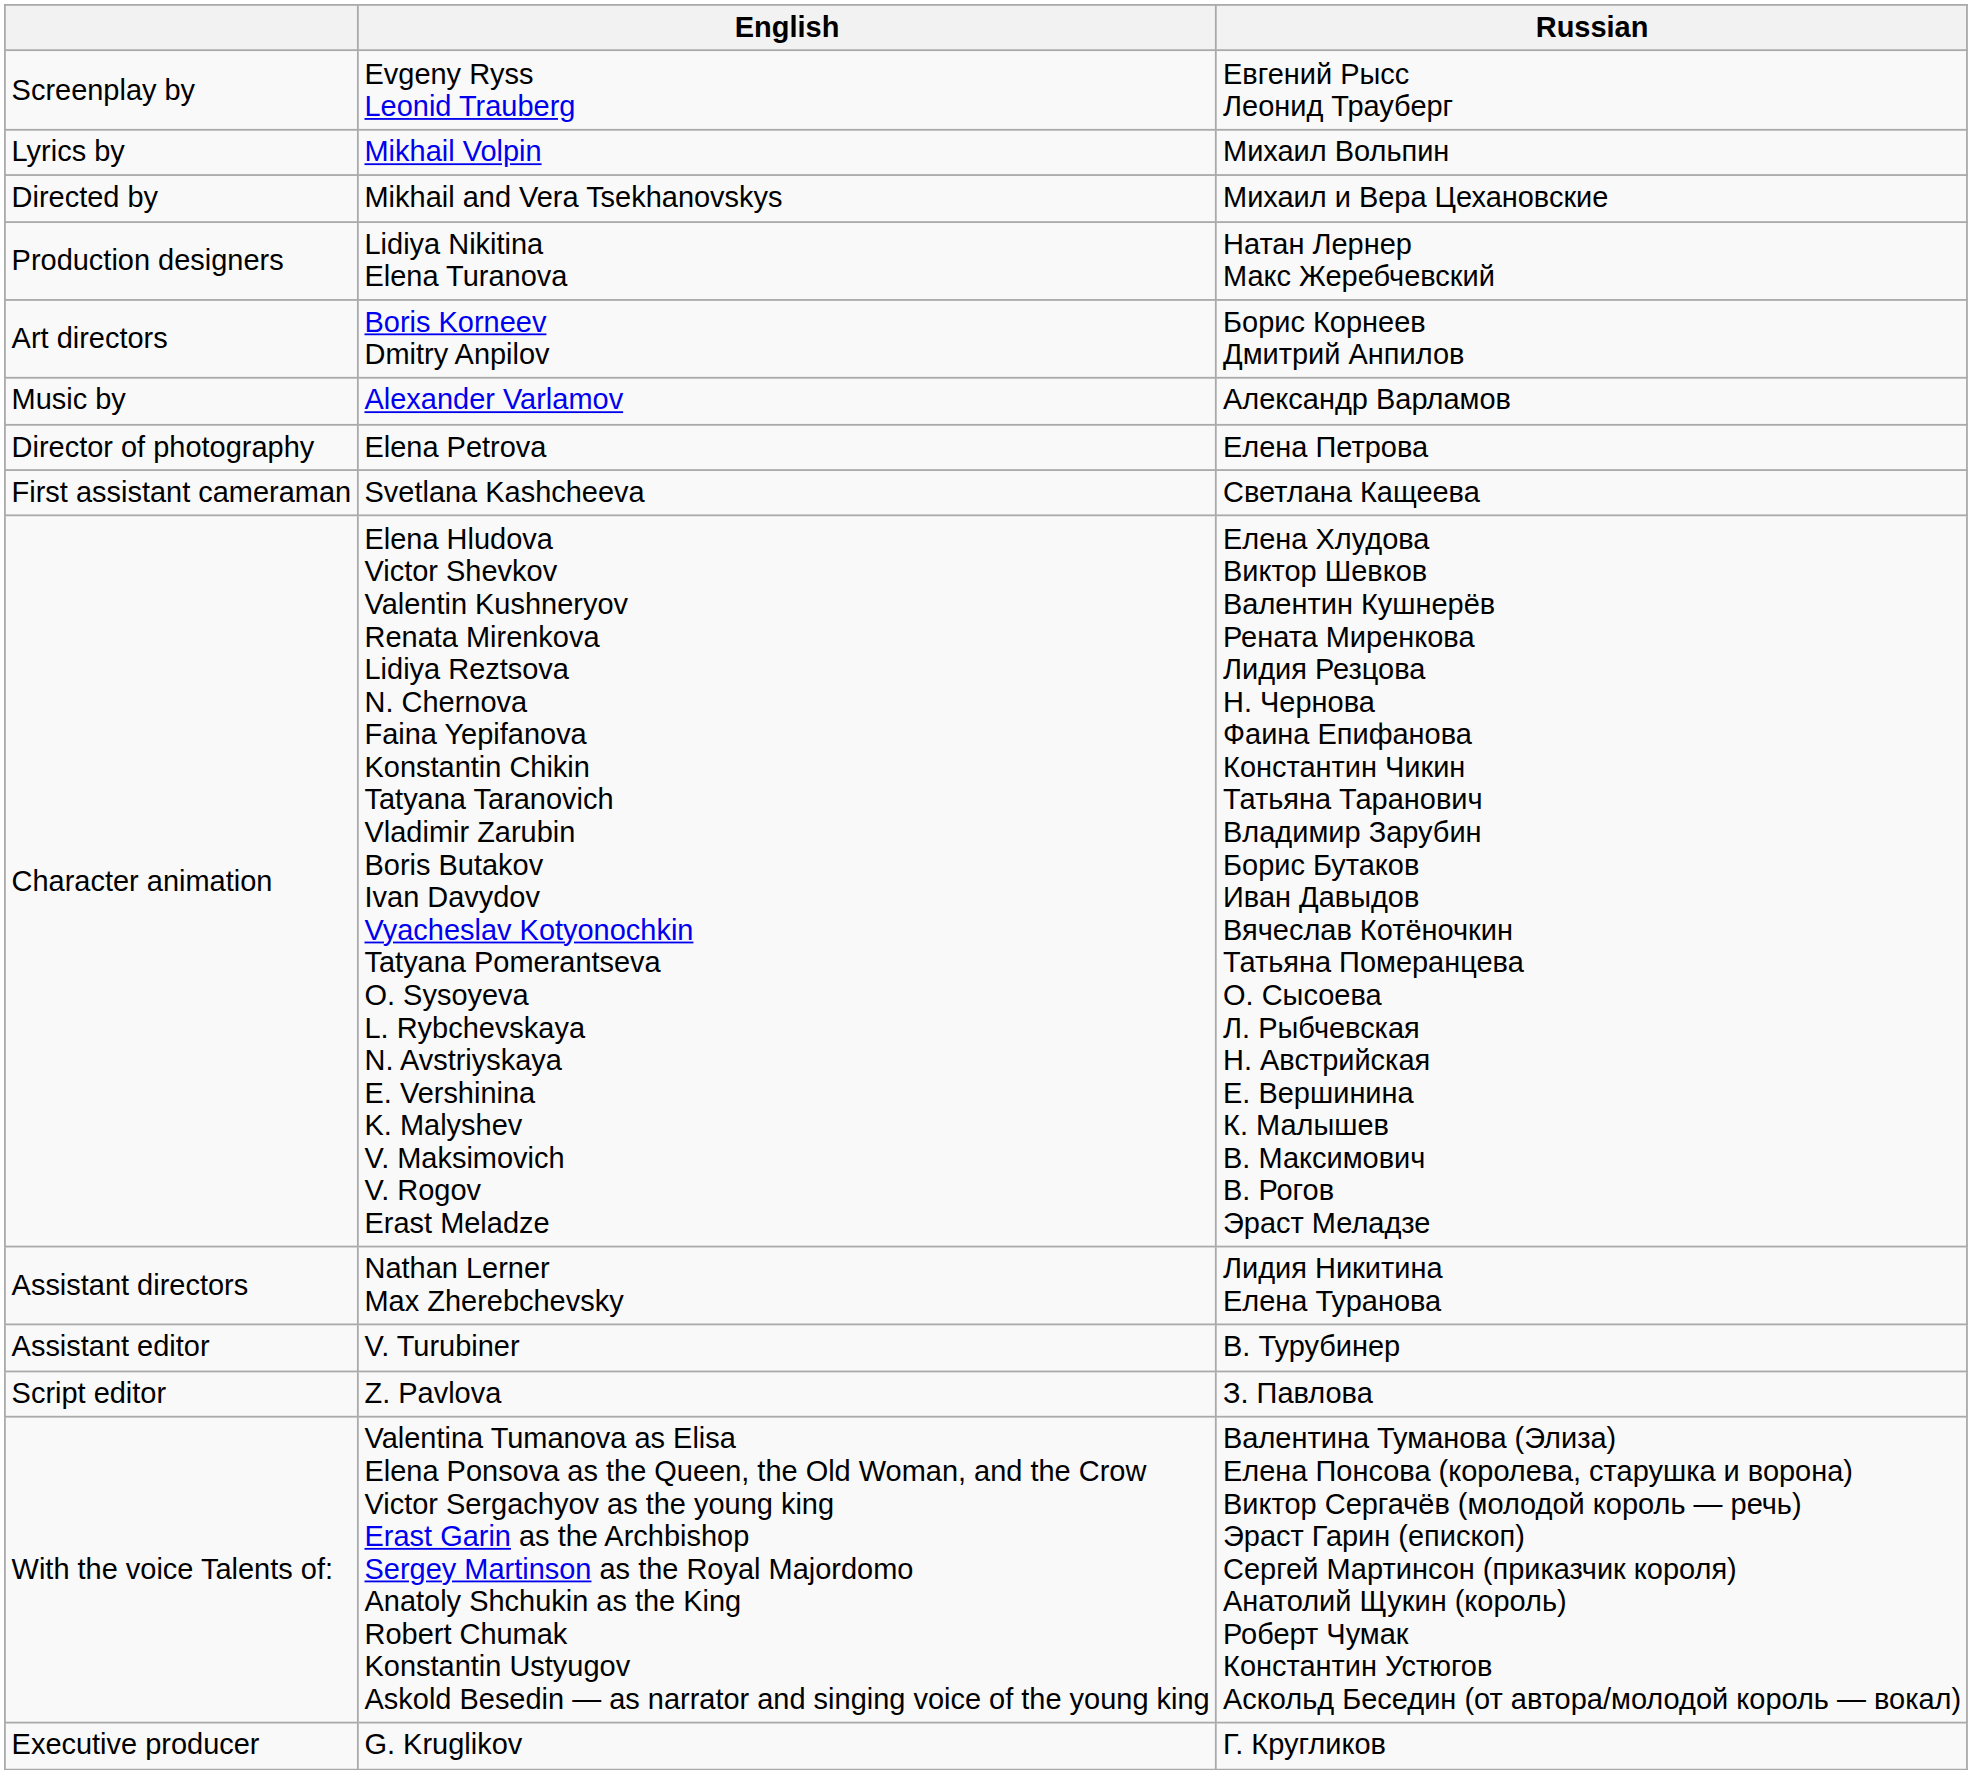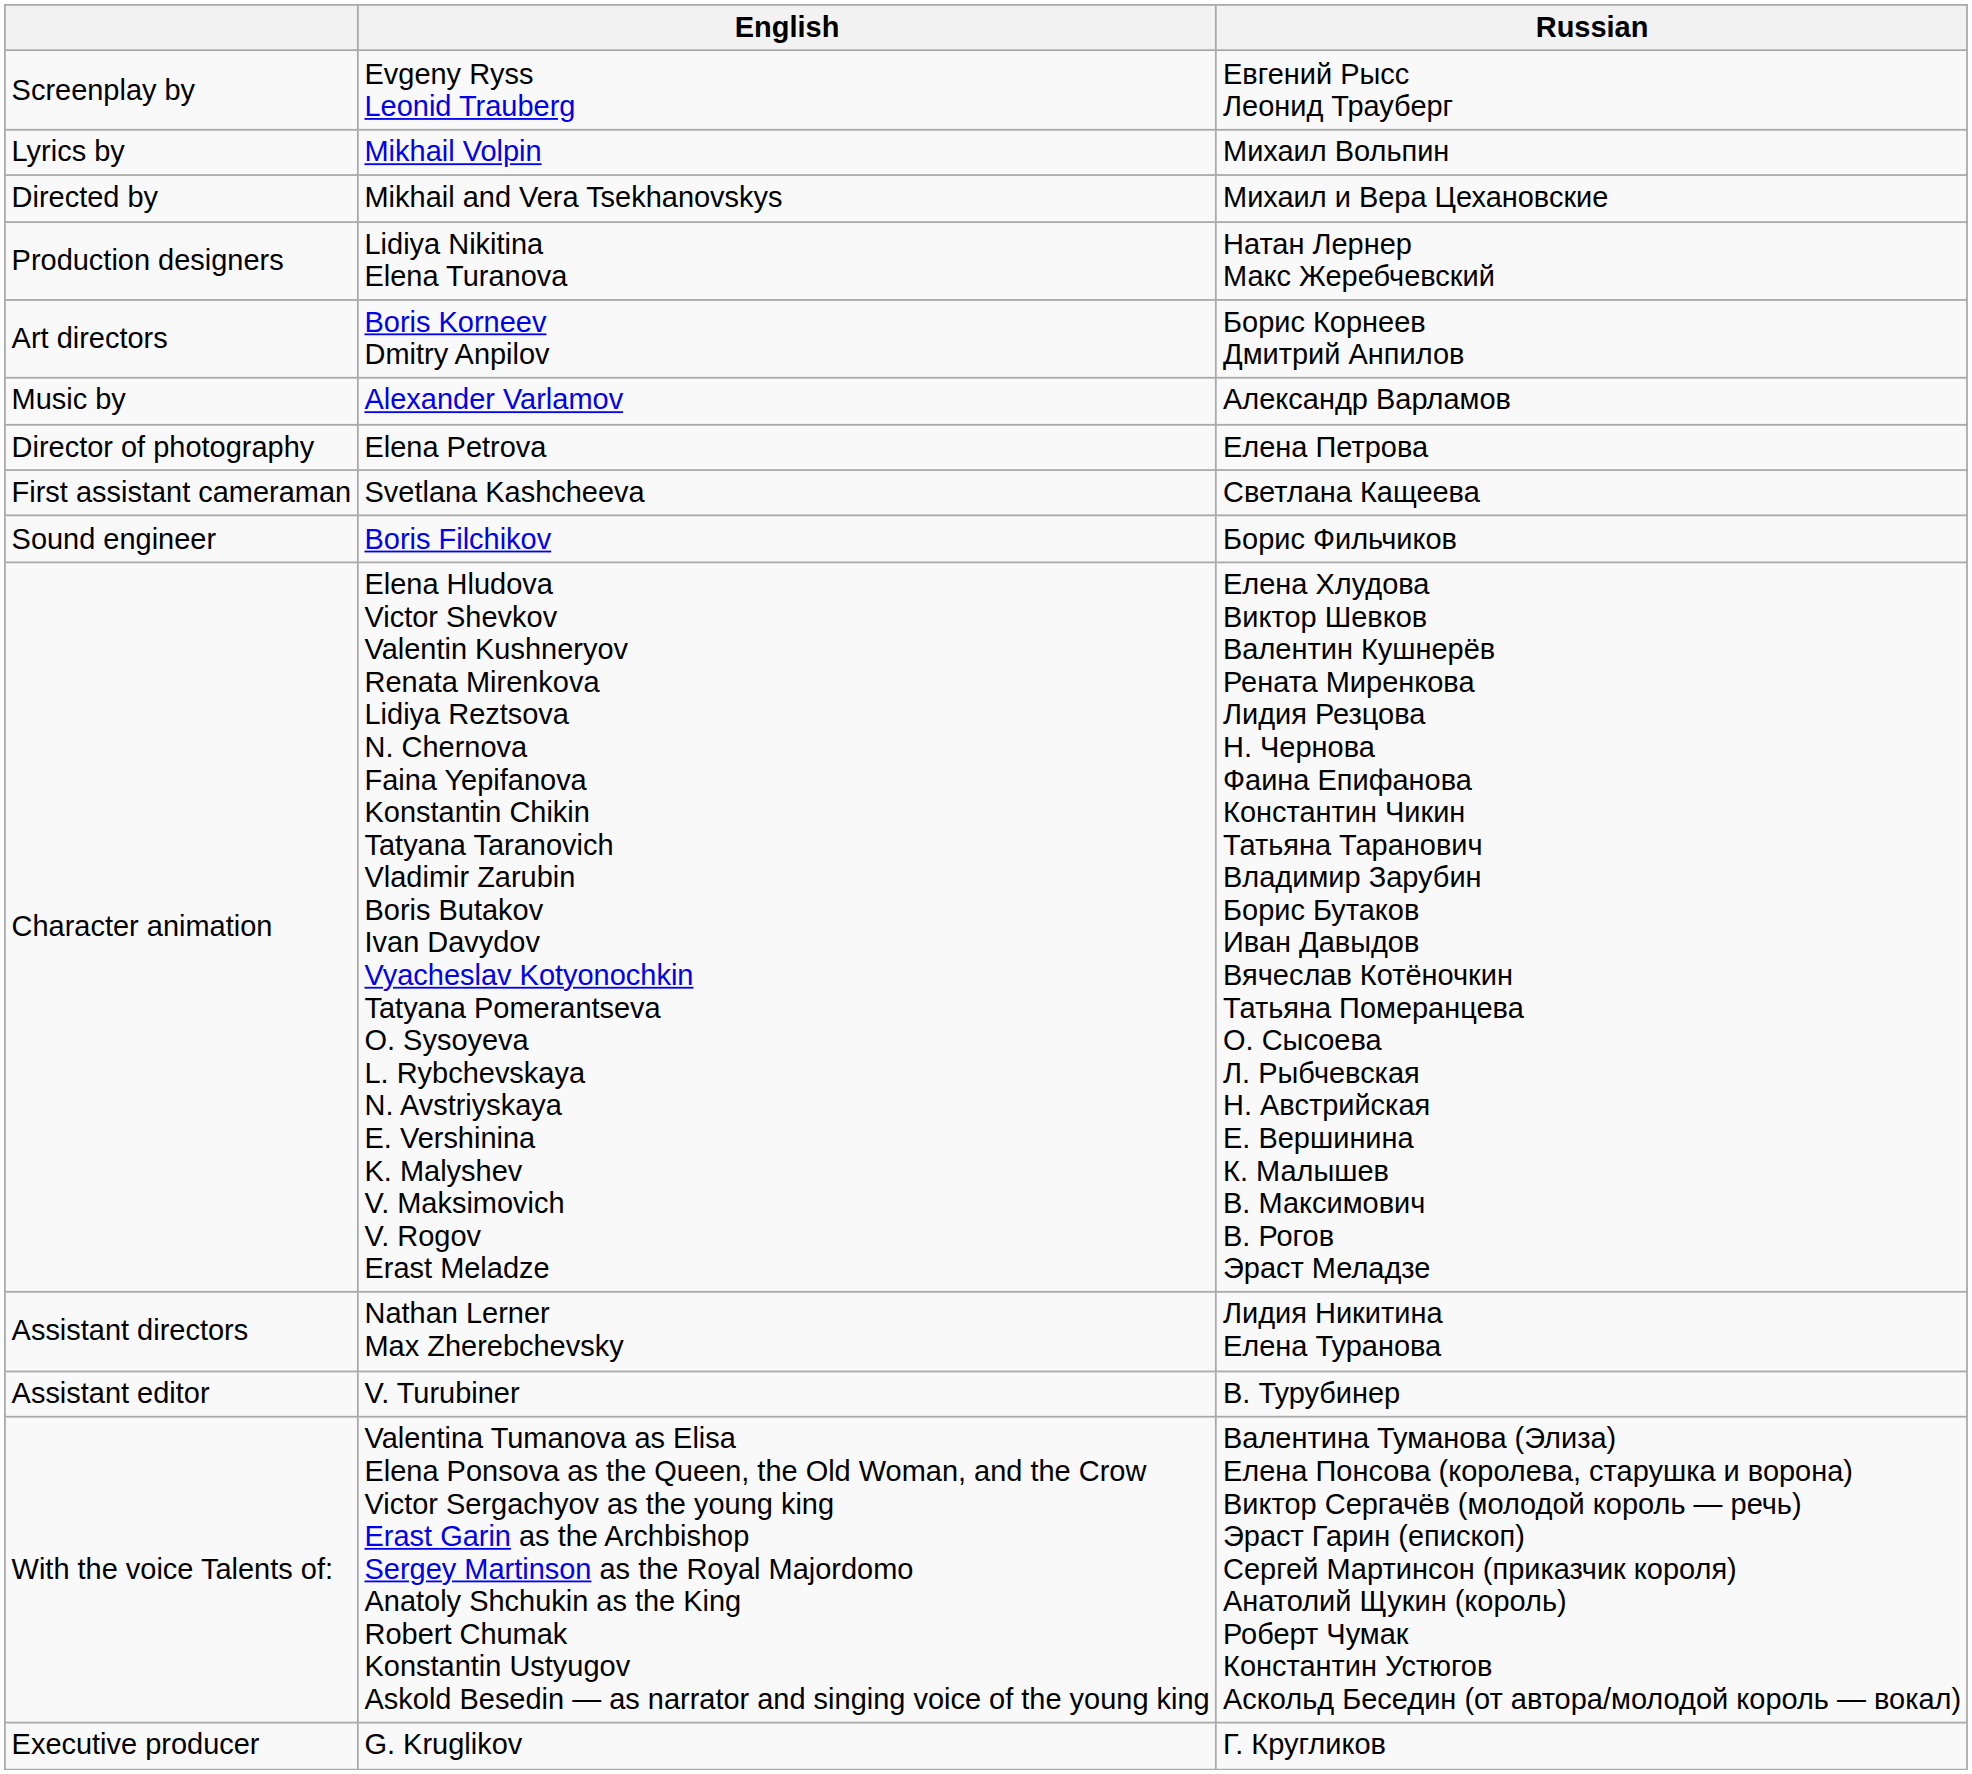+ row: (114, 538)
- row: (89, 1393)
